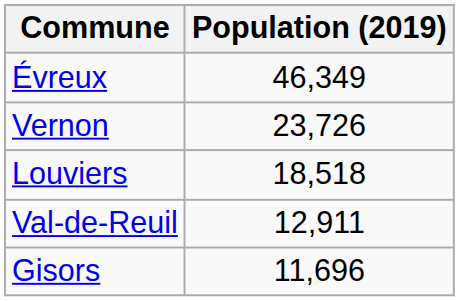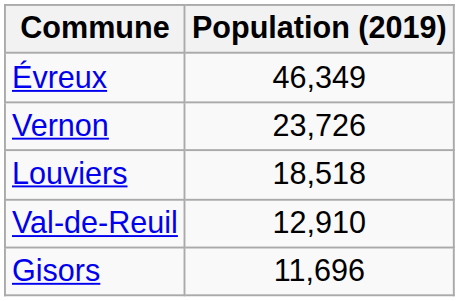(319, 222) 12,911 -> (319, 222) 12,910
